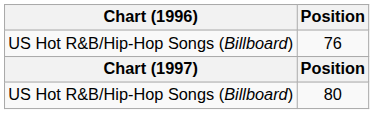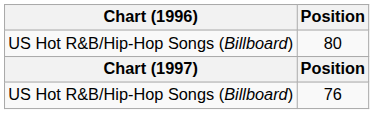rows swapped: (333, 95) <-> (333, 43)
